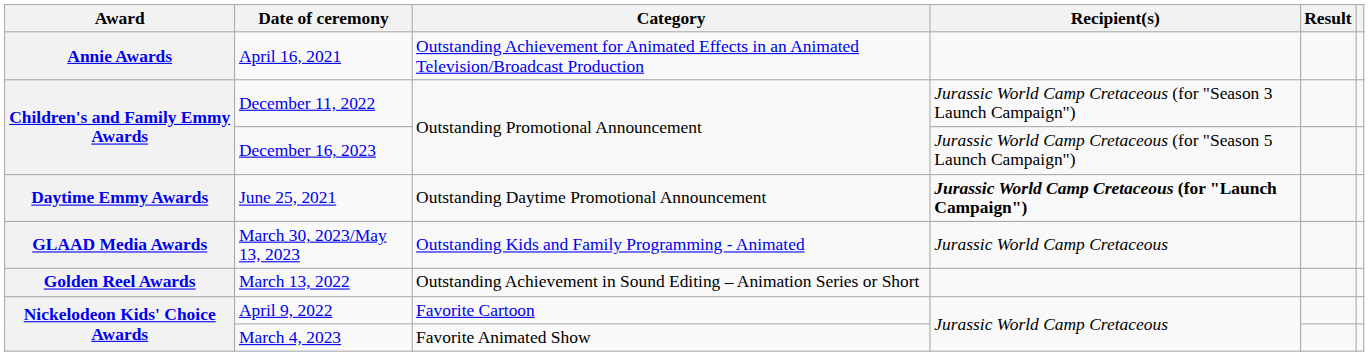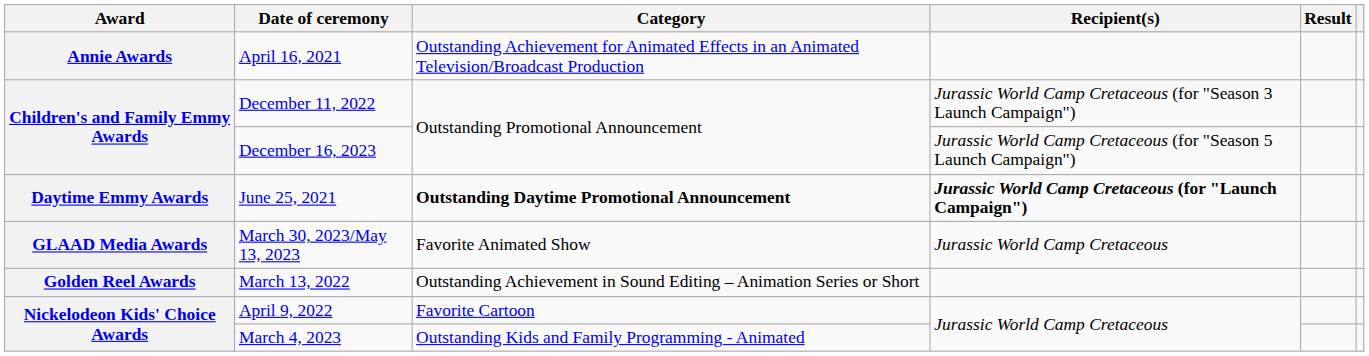(591, 197) normal -> (603, 197) bold
(610, 244) Outstanding Kids and Family Programming - Animated -> (503, 244) Favorite Animated Show
(503, 337) Favorite Animated Show -> (610, 337) Outstanding Kids and Family Programming - Animated
